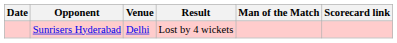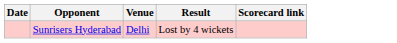- column: (279, 12)
